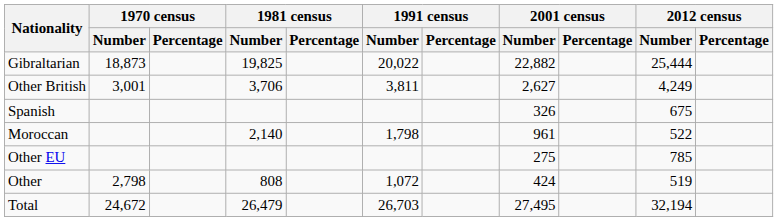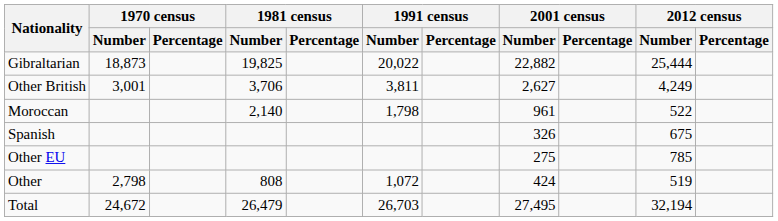rows swapped: (38, 134) <-> (31, 110)
